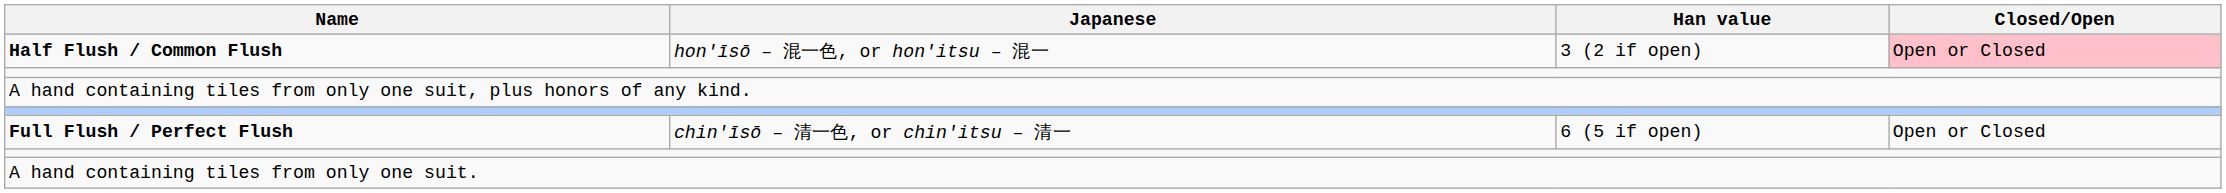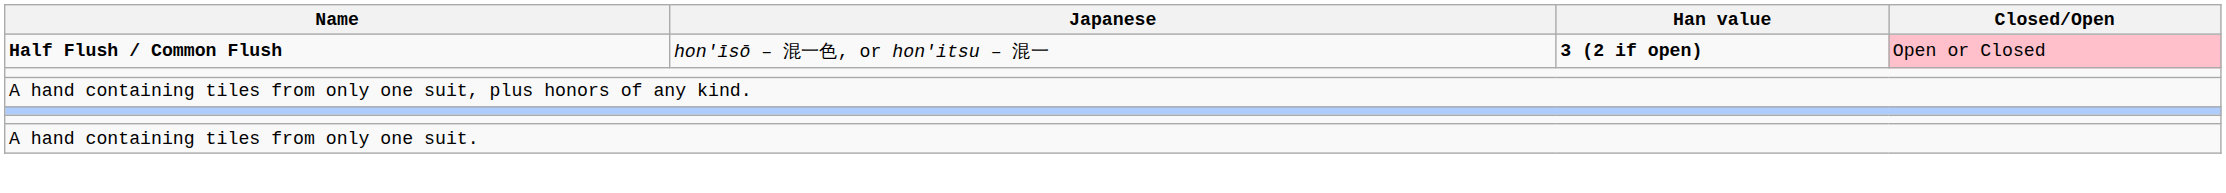(1631, 51) normal -> (1631, 51) bold
- row: (151, 132)
